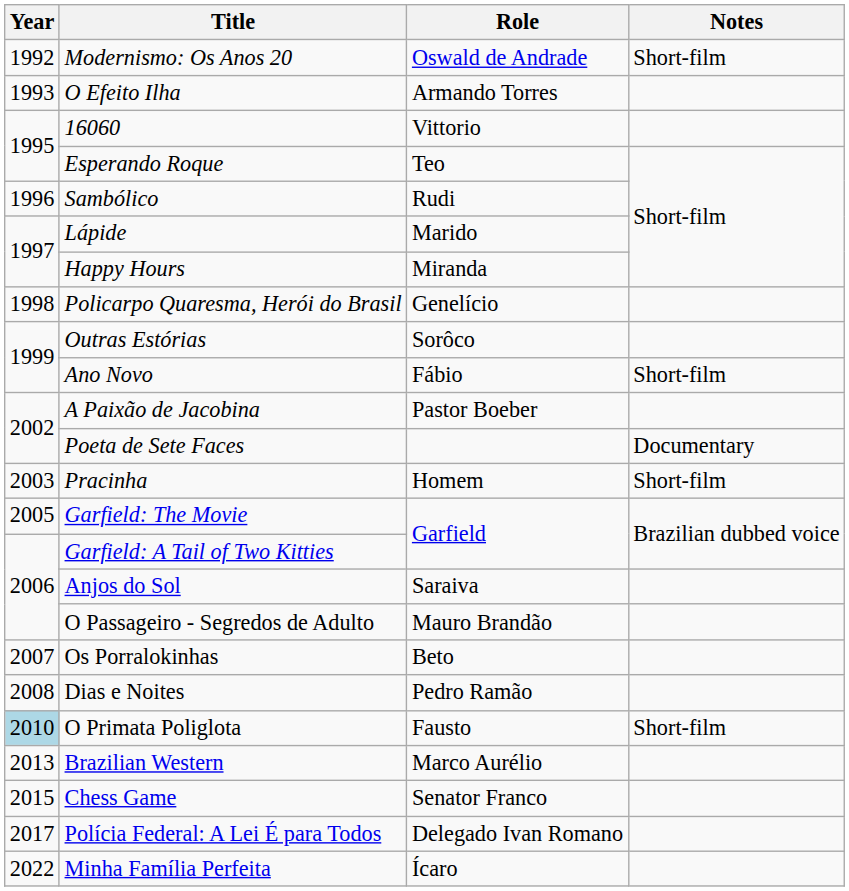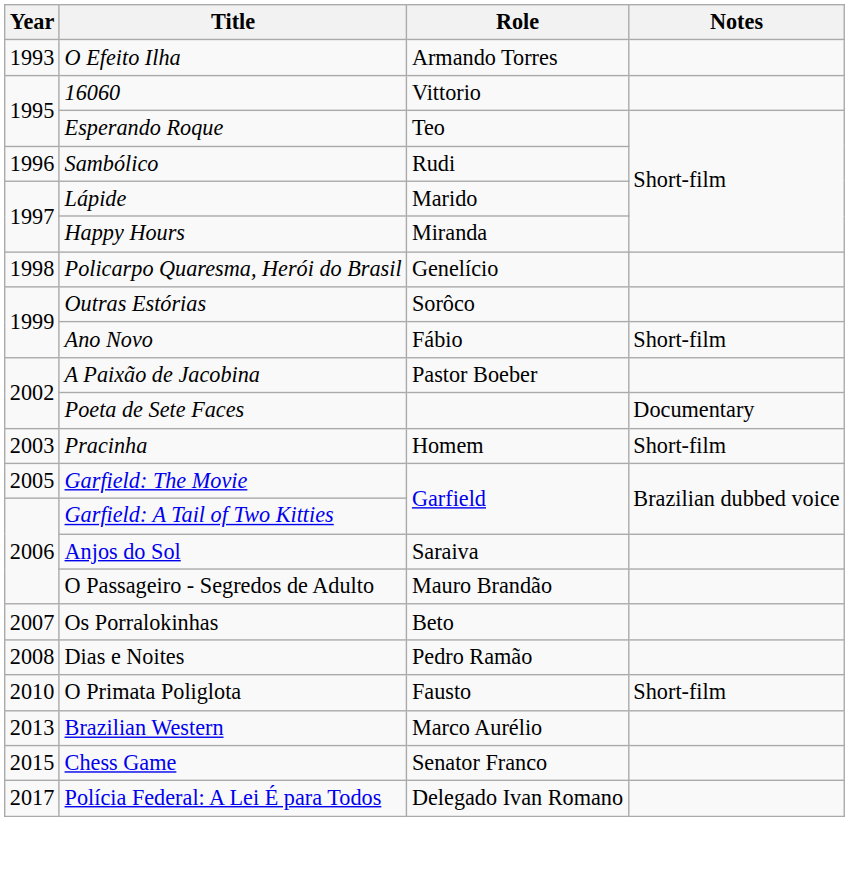- row: (178, 57)
(32, 727) lightblue background -> (32, 692) no background
- row: (168, 868)
